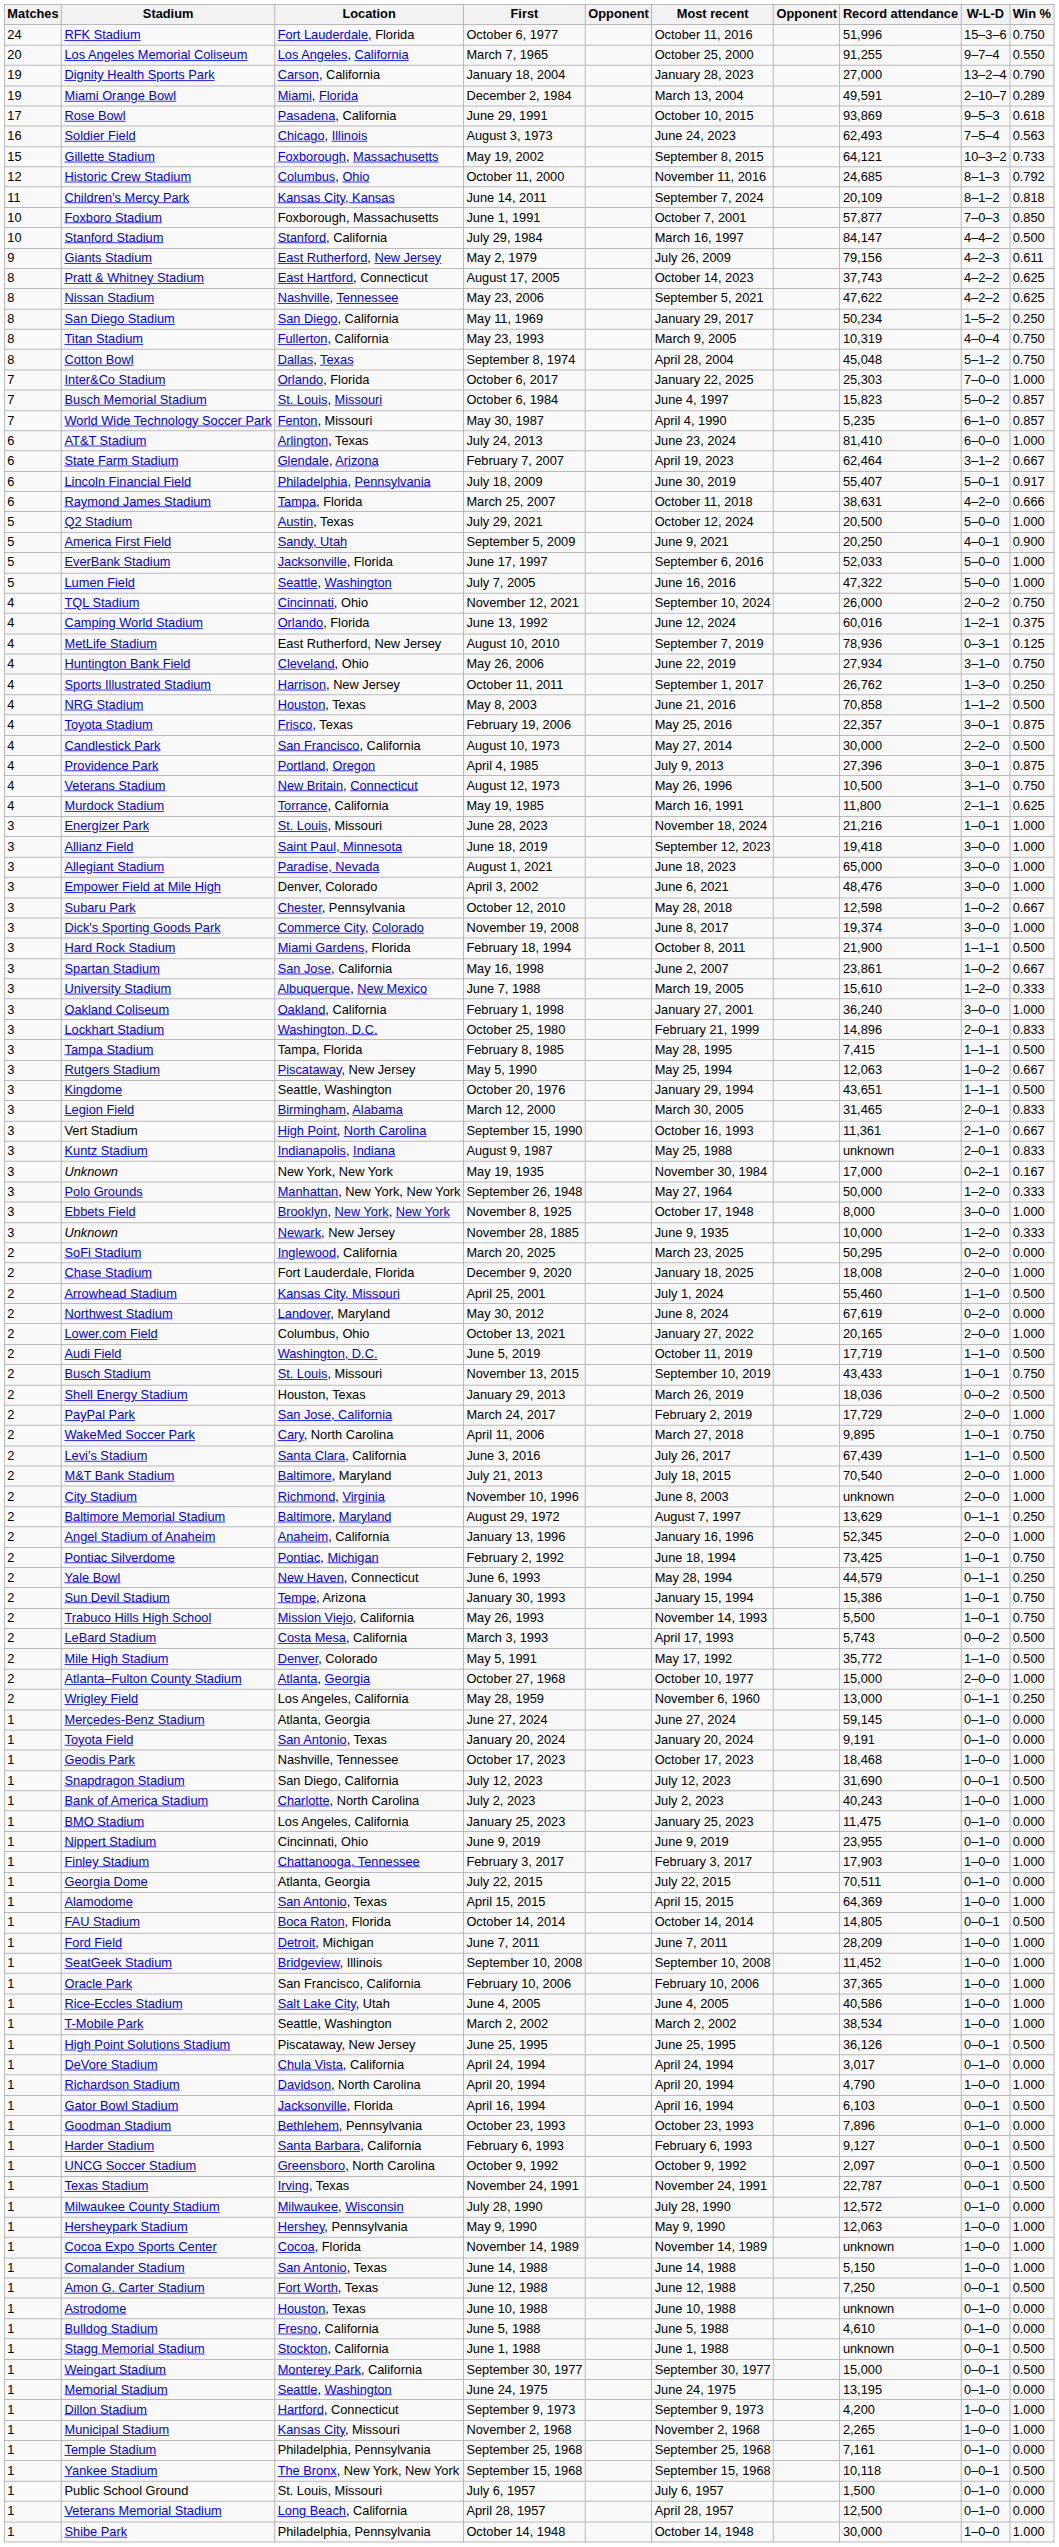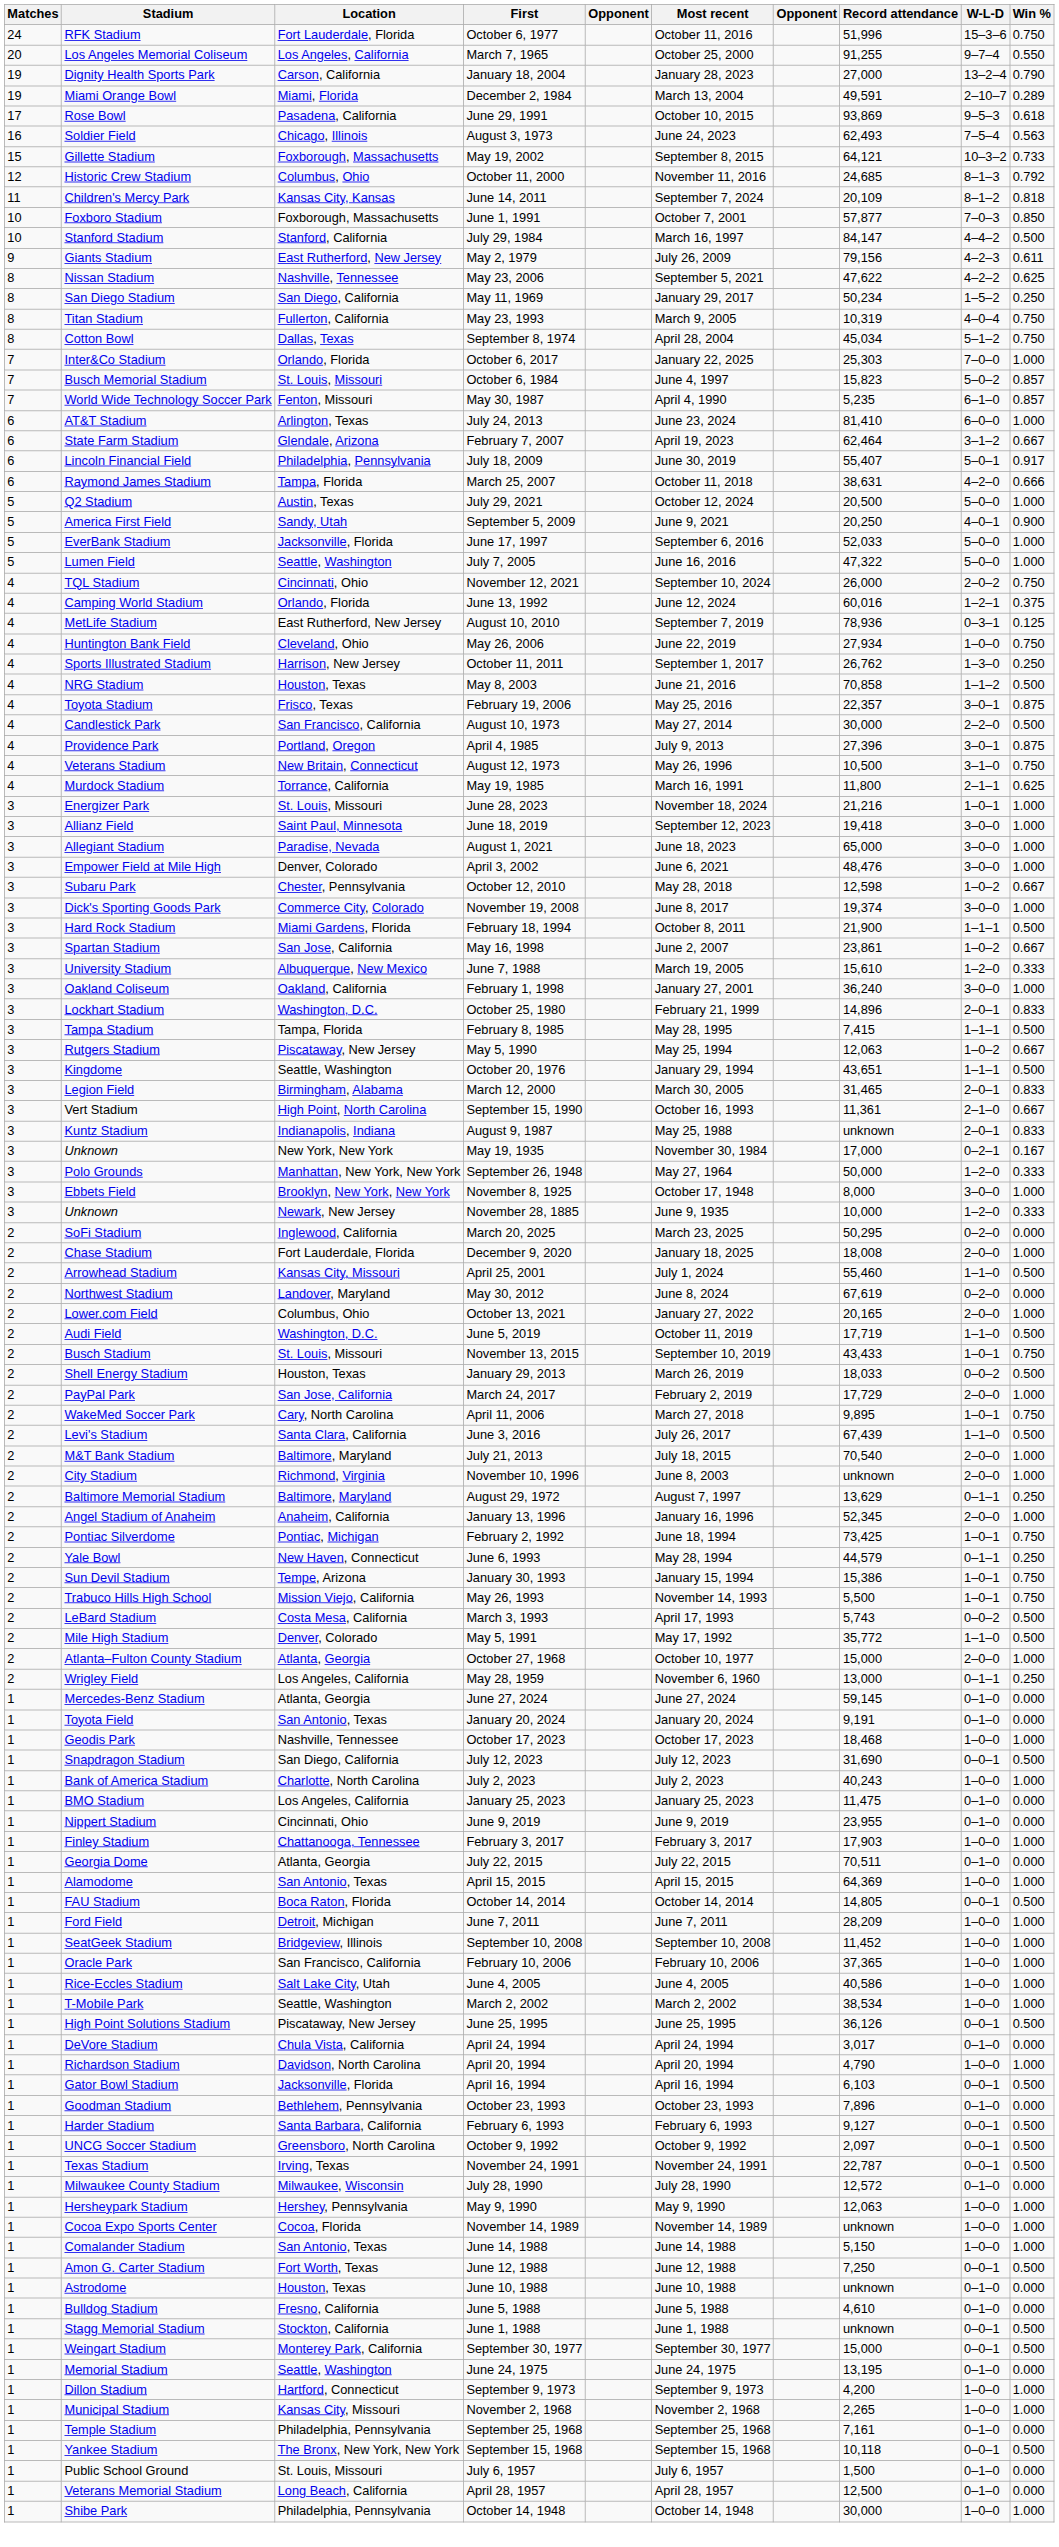- row: (513, 278)
(862, 359) 45,048 -> (862, 339) 45,034
(982, 664) 3–1–0 -> (982, 643) 1–0–0
(862, 1395) 18,036 -> (862, 1374) 18,033
